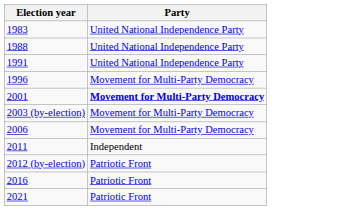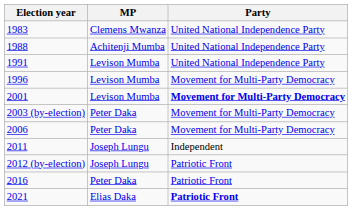+ column: (128, 12)
(121, 197) normal -> (205, 197) bold
